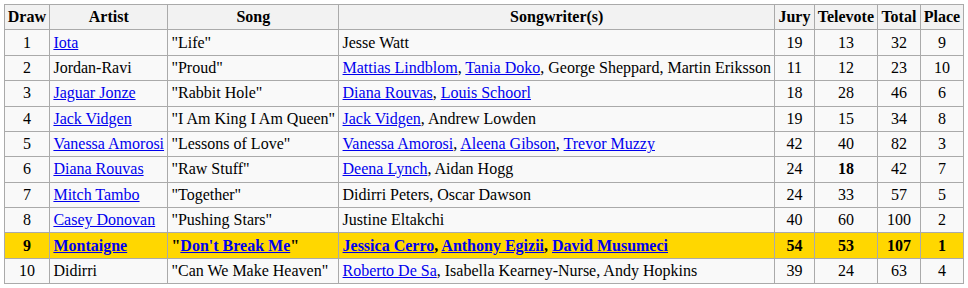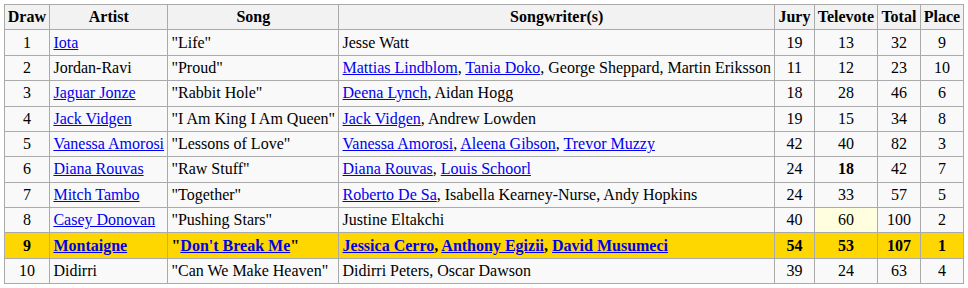(437, 93) Diana Rouvas, Louis Schoorl -> (428, 93) Deena Lynch, Aidan Hogg
(428, 169) Deena Lynch, Aidan Hogg -> (437, 169) Diana Rouvas, Louis Schoorl
(437, 194) Didirri Peters, Oscar Dawson -> (520, 194) Roberto De Sa, Isabella Kearney-Nurse, Andy Hopkins
(846, 220) no background -> (846, 220) lightyellow background
(520, 270) Roberto De Sa, Isabella Kearney-Nurse, Andy Hopkins -> (437, 270) Didirri Peters, Oscar Dawson
